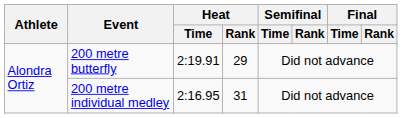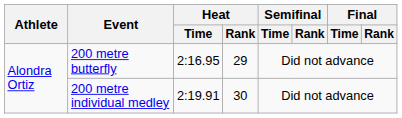(198, 61) 2:19.91 -> (198, 61) 2:16.95
(198, 96) 2:16.95 -> (198, 96) 2:19.91
(240, 96) 31 -> (240, 96) 30
